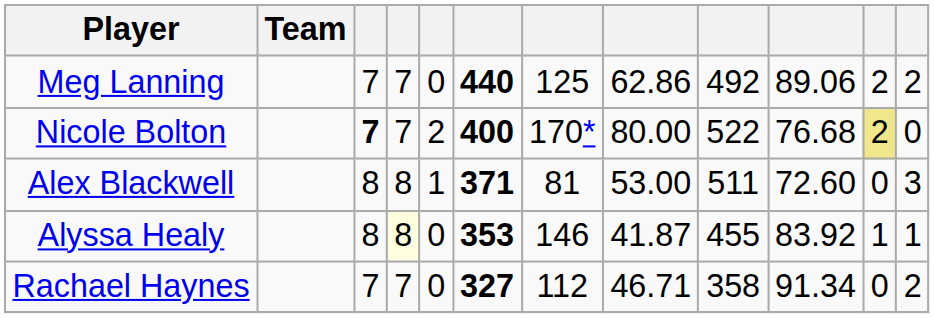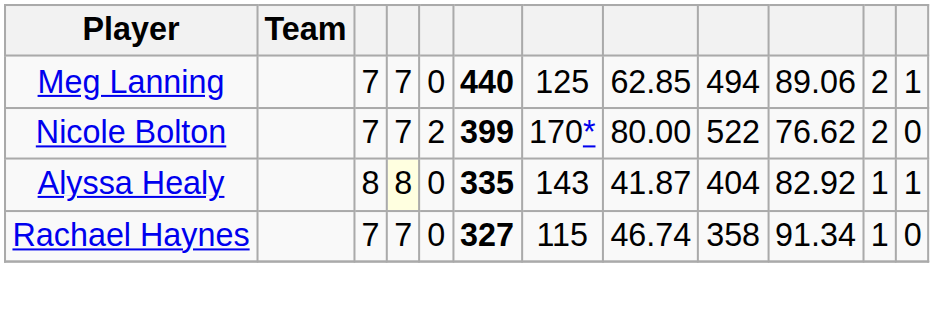(651, 81) 62.86 -> (651, 81) 62.85
(733, 81) 492 -> (733, 81) 494
(913, 81) 2 -> (913, 81) 1
(370, 132) bold -> (370, 132) normal
(487, 132) 400 -> (487, 132) 399
(815, 132) 76.68 -> (815, 132) 76.62
(880, 132) khaki background -> (880, 132) no background
- row: (131, 183)
(487, 235) 353 -> (487, 183) 335
(562, 235) 146 -> (562, 183) 143
(733, 235) 455 -> (733, 183) 404
(815, 235) 83.92 -> (815, 183) 82.92
(562, 286) 112 -> (562, 235) 115
(651, 286) 46.71 -> (651, 235) 46.74
(880, 286) 0 -> (880, 235) 1
(913, 286) 2 -> (913, 235) 0
